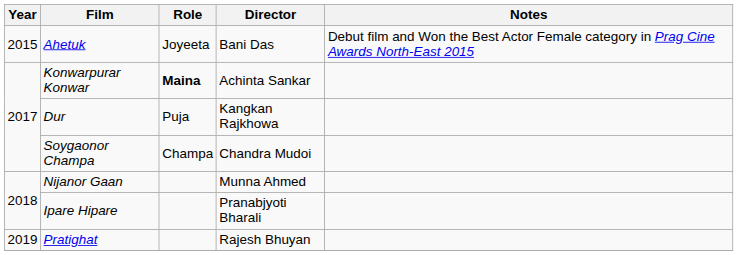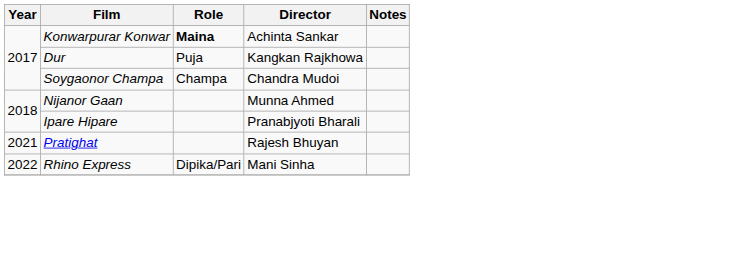- row: (65, 44)
(22, 239) 2019 -> (22, 143) 2021
+ row: (87, 164)
